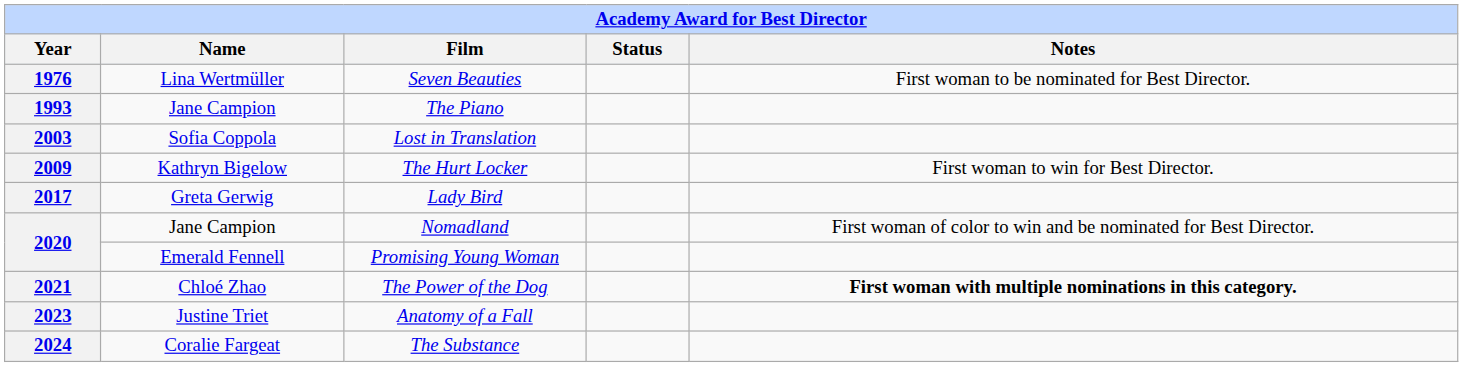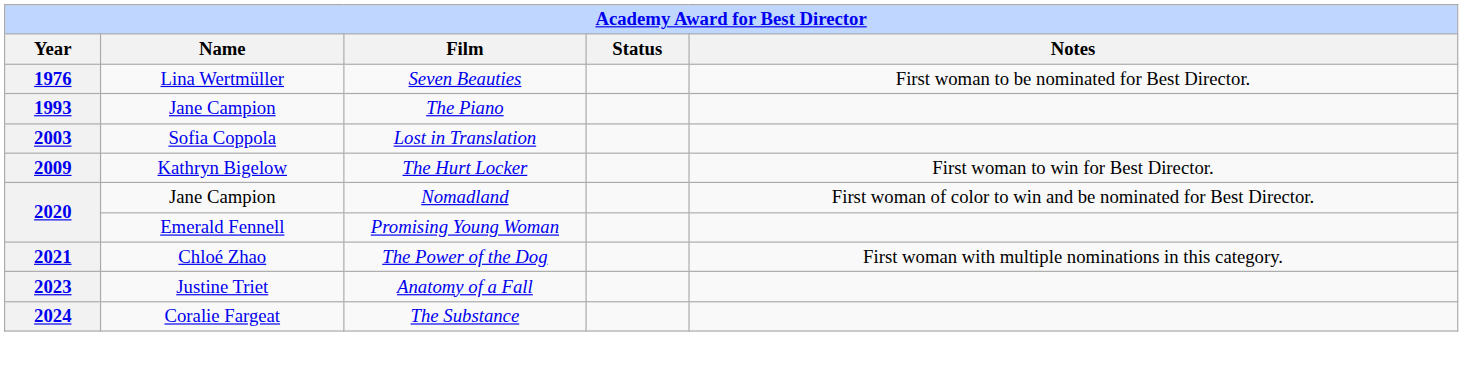- row: (53, 197)
(1073, 286) bold -> (1073, 256) normal
